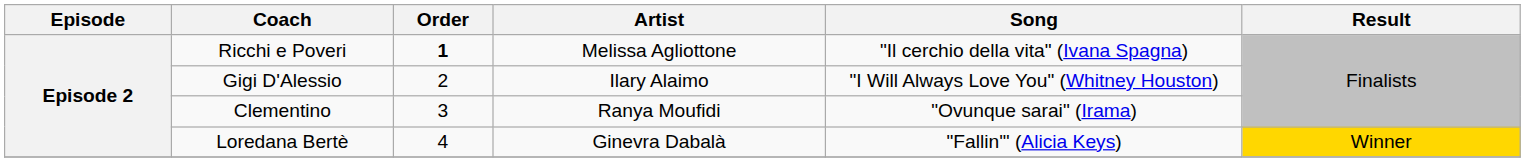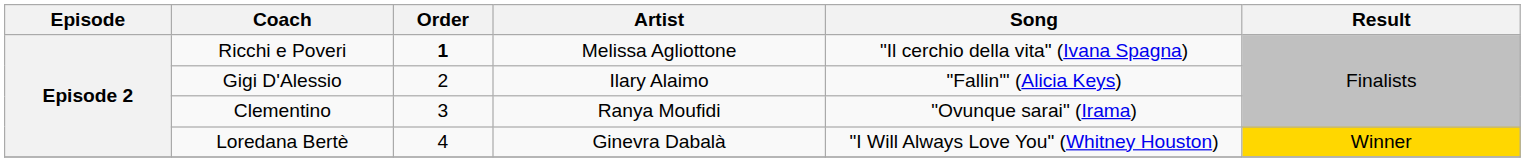(1034, 80) "I Will Always Love You" (Whitney Houston) -> (1034, 80) "Fallin'" (Alicia Keys)
(1034, 141) "Fallin'" (Alicia Keys) -> (1034, 141) "I Will Always Love You" (Whitney Houston)
